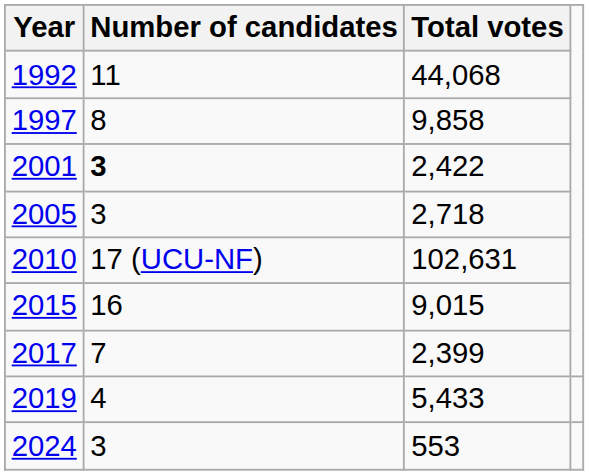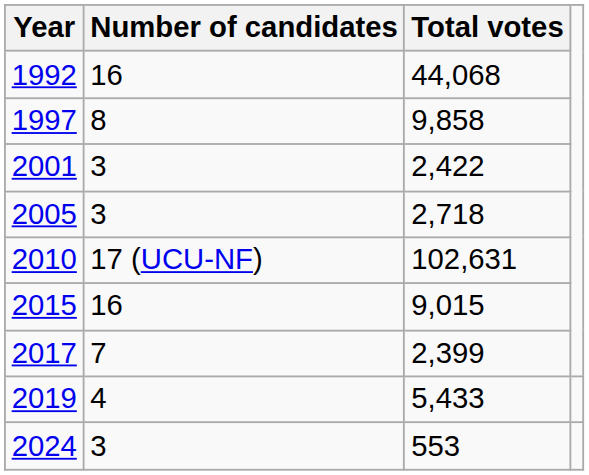(105, 74) 11 -> (107, 74) 16
(98, 167) bold -> (98, 167) normal
